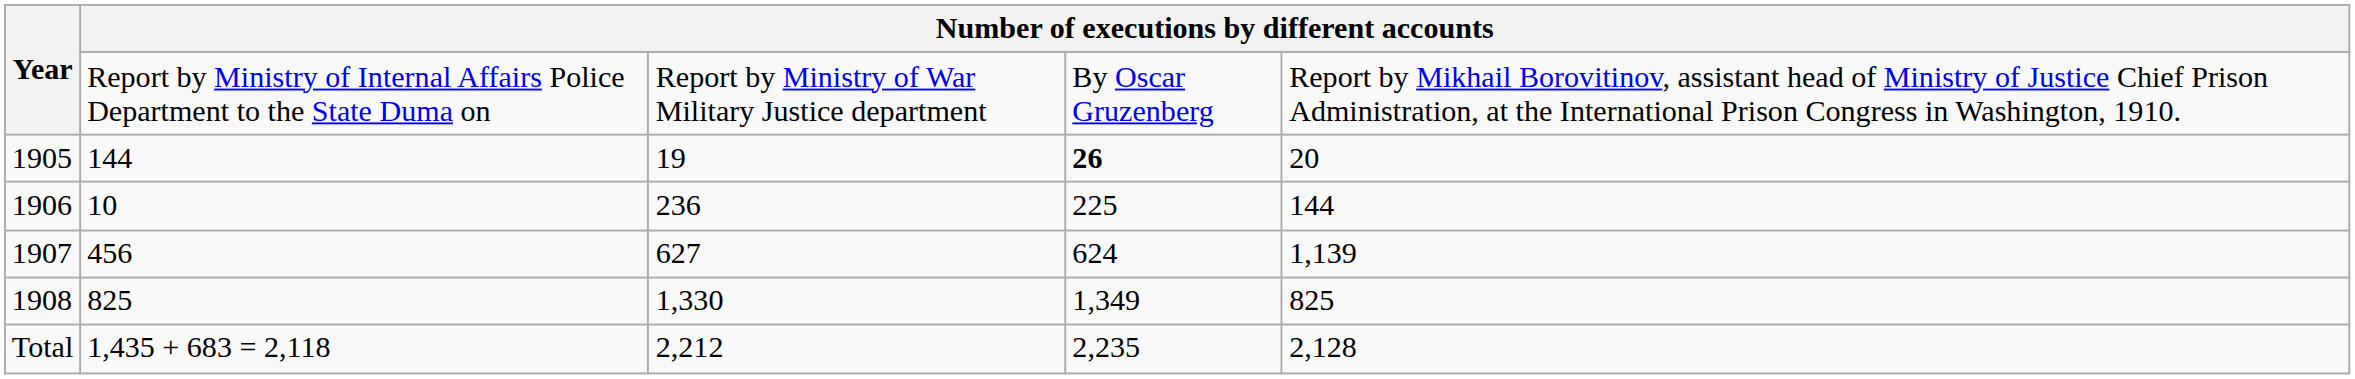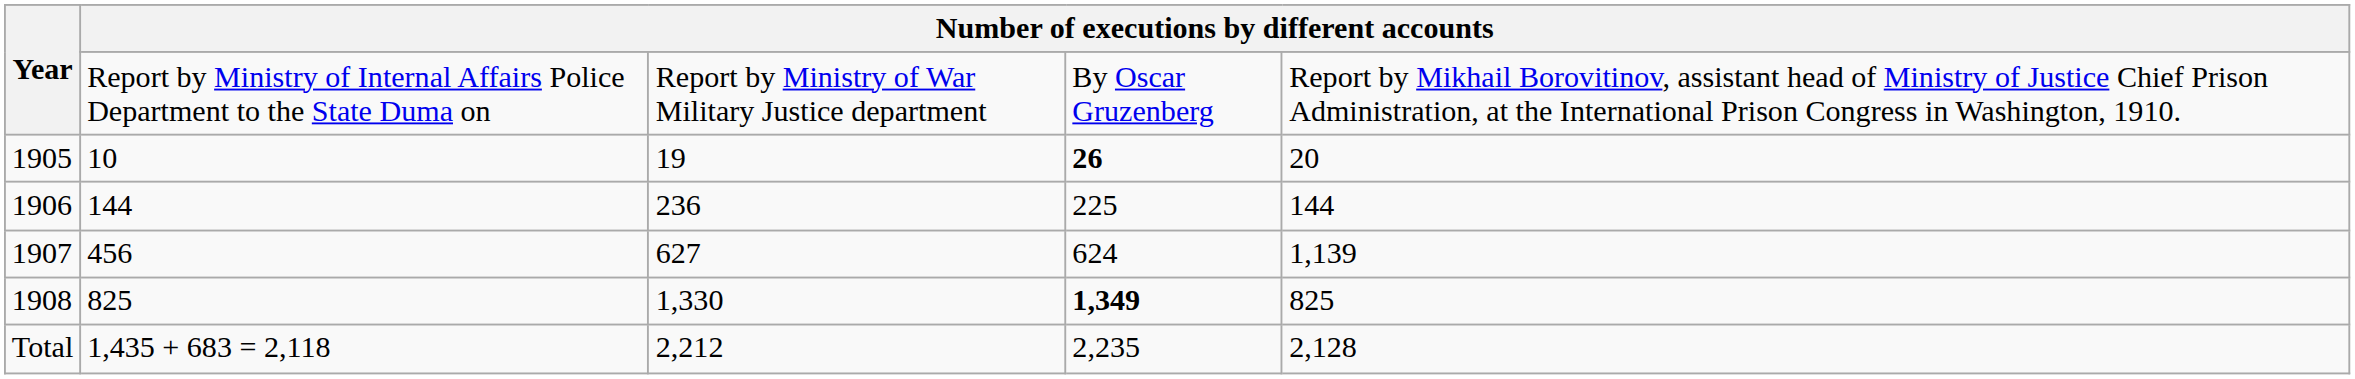(110, 157) 144 -> (102, 157) 10
(102, 205) 10 -> (110, 205) 144
(1106, 300) normal -> (1106, 300) bold
